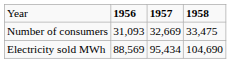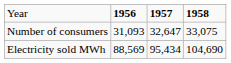(165, 31) 32,669 -> (165, 31) 32,647
(202, 31) 33,475 -> (202, 31) 33,075
